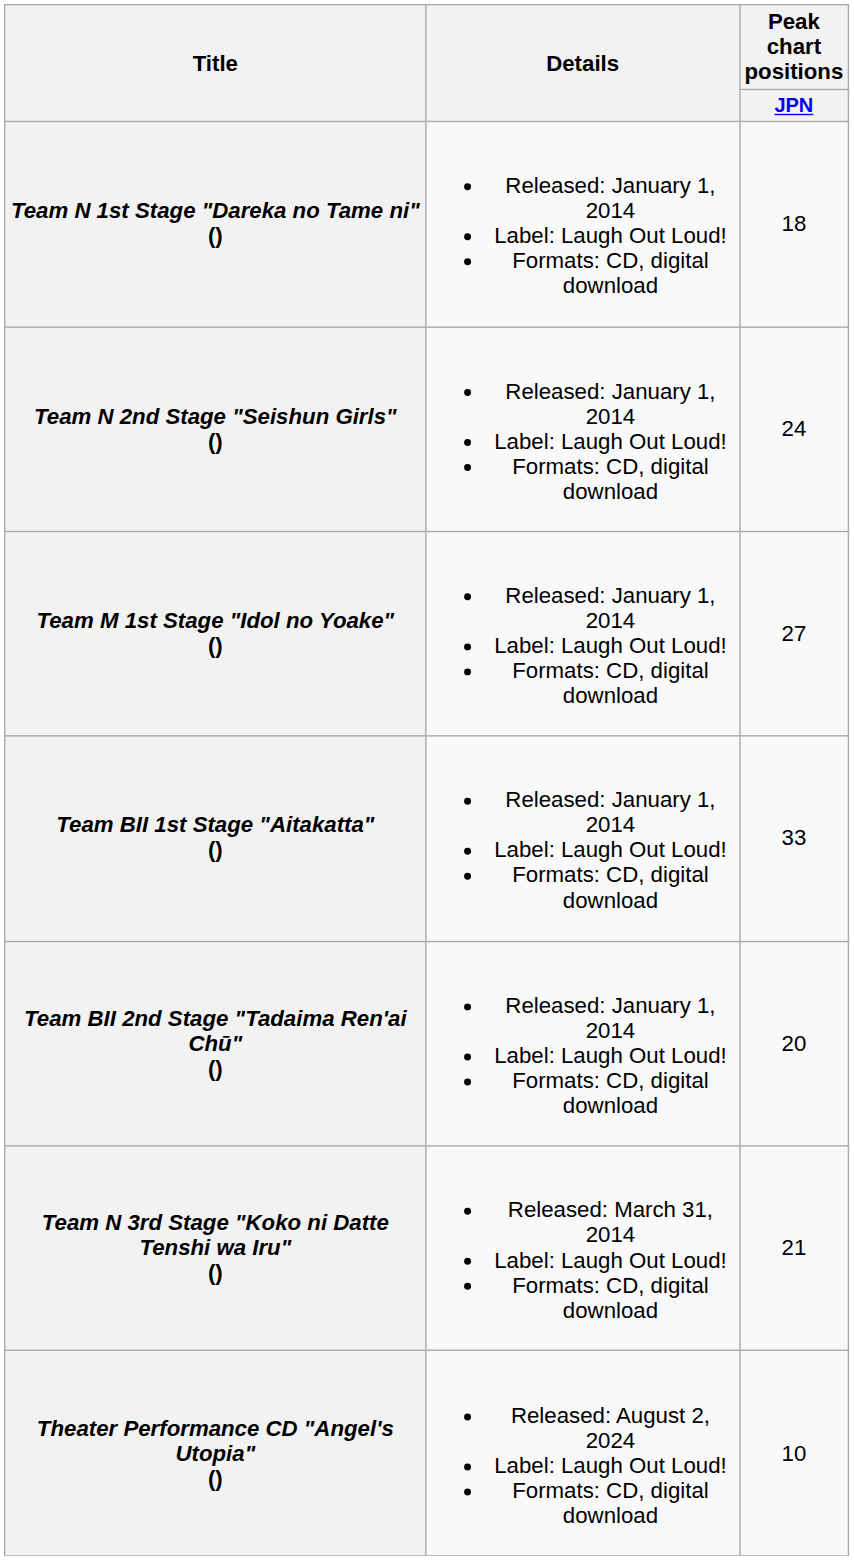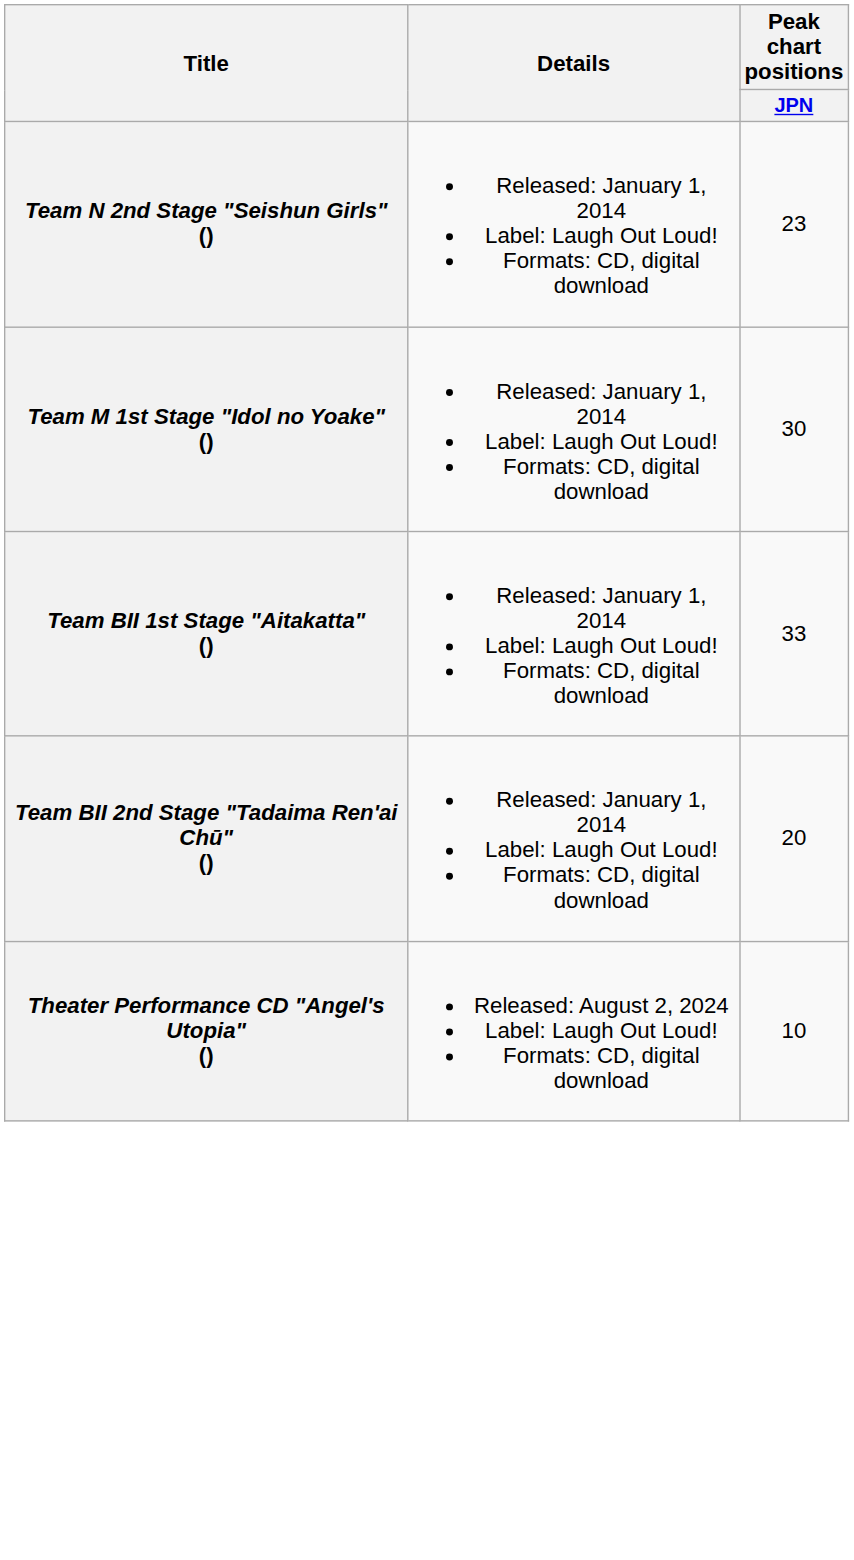- row: (215, 223)
(794, 428) 24 -> (794, 223) 23
(794, 633) 27 -> (794, 428) 30
- row: (215, 1248)
